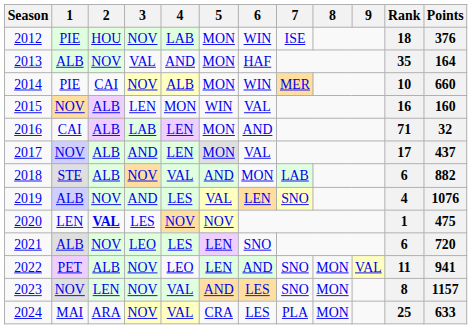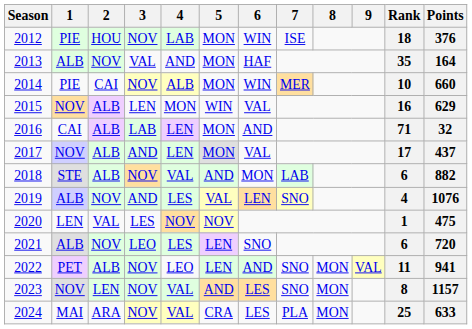(445, 107) 160 -> (445, 107) 629
(106, 221) bold -> (106, 221) normal
